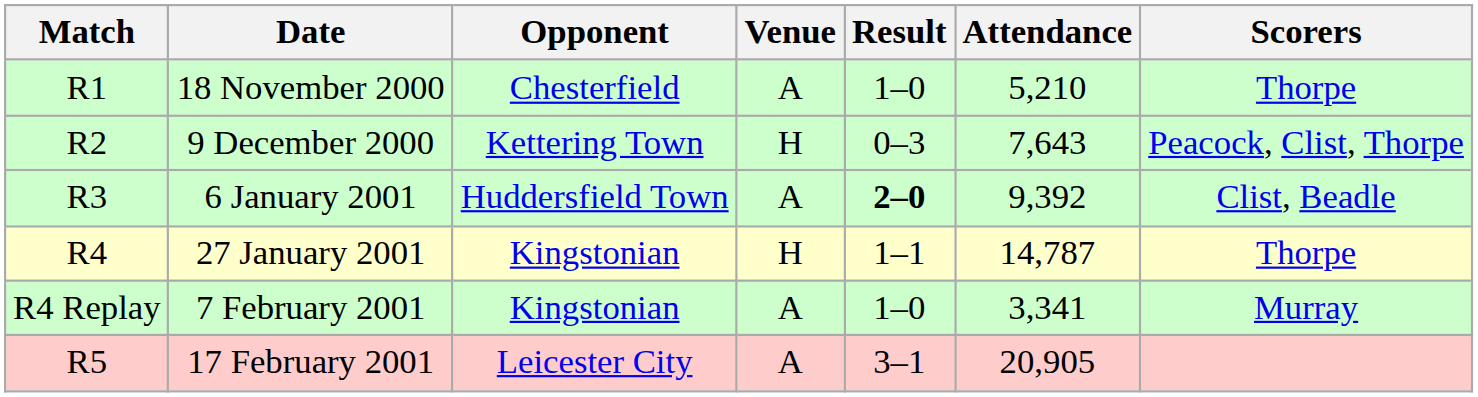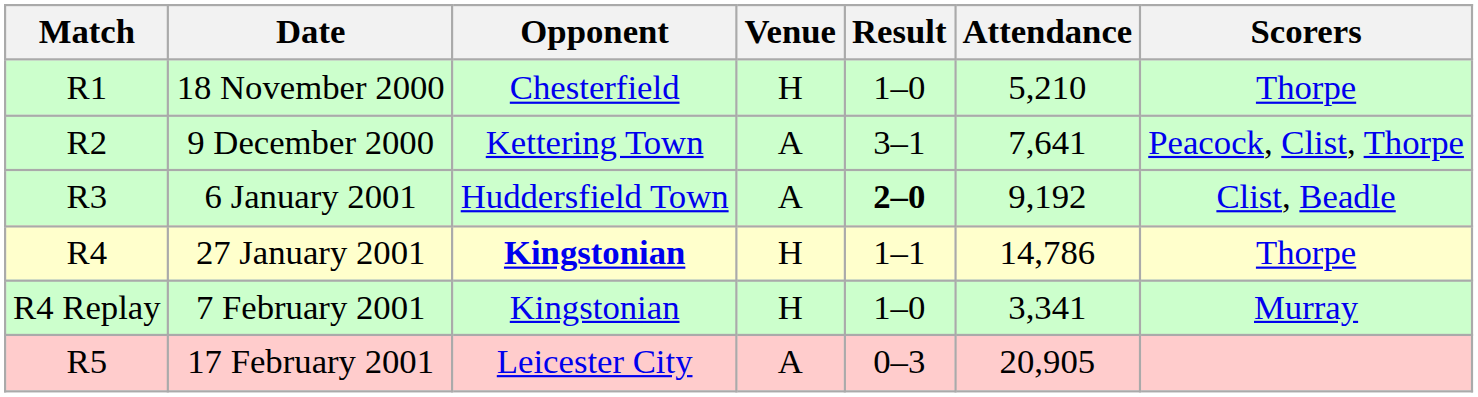(790, 87) A -> (790, 87) H
(790, 142) H -> (790, 142) A
(899, 142) 0–3 -> (899, 142) 3–1
(1047, 142) 7,643 -> (1047, 142) 7,641
(1047, 197) 9,392 -> (1047, 197) 9,192
(595, 252) normal -> (595, 252) bold
(1047, 252) 14,787 -> (1047, 252) 14,786
(790, 307) A -> (790, 307) H
(899, 362) 3–1 -> (899, 362) 0–3
